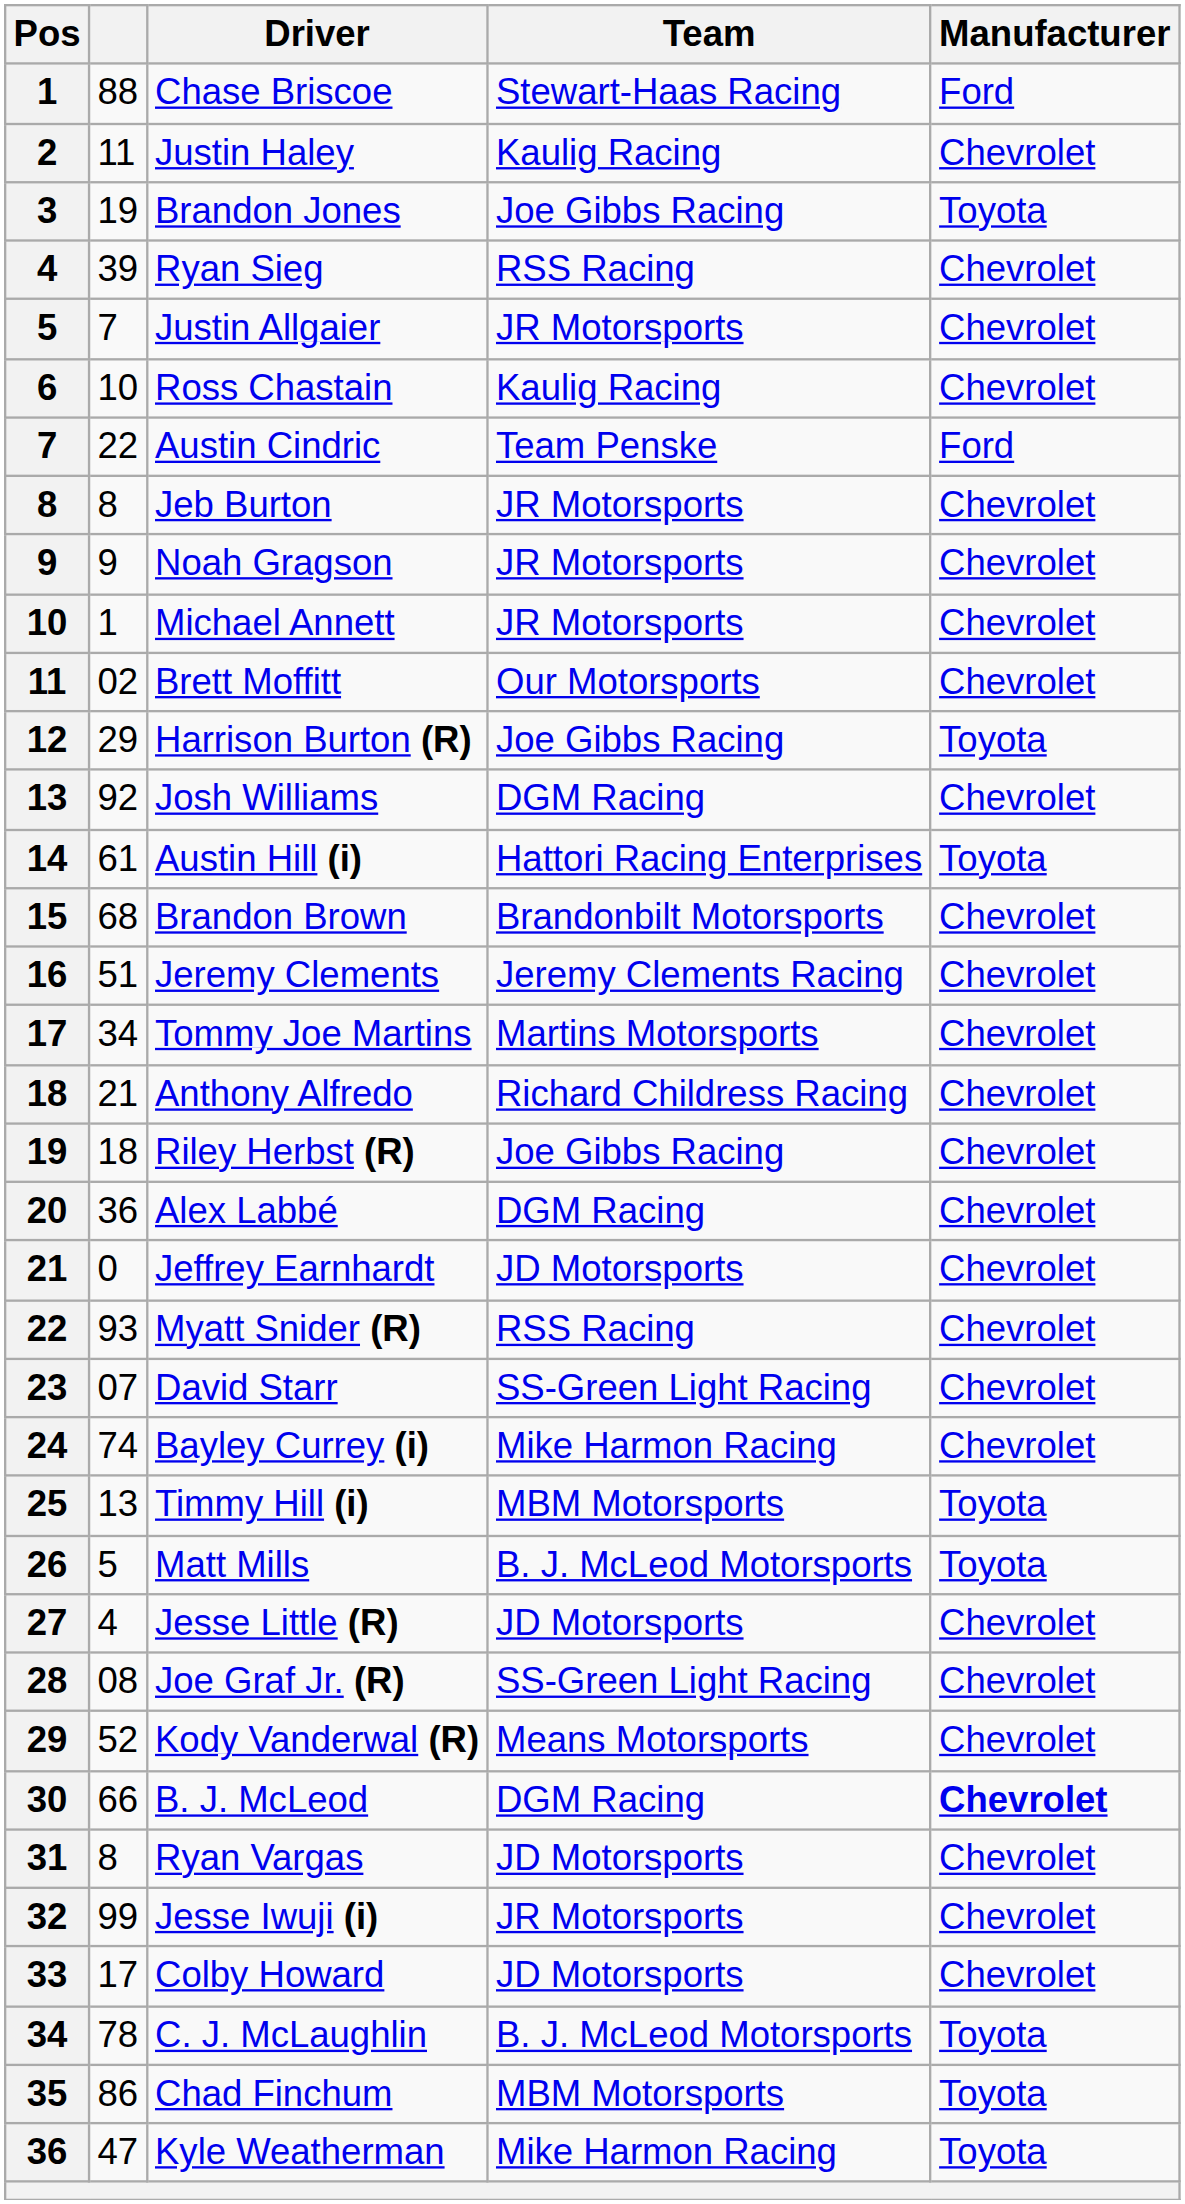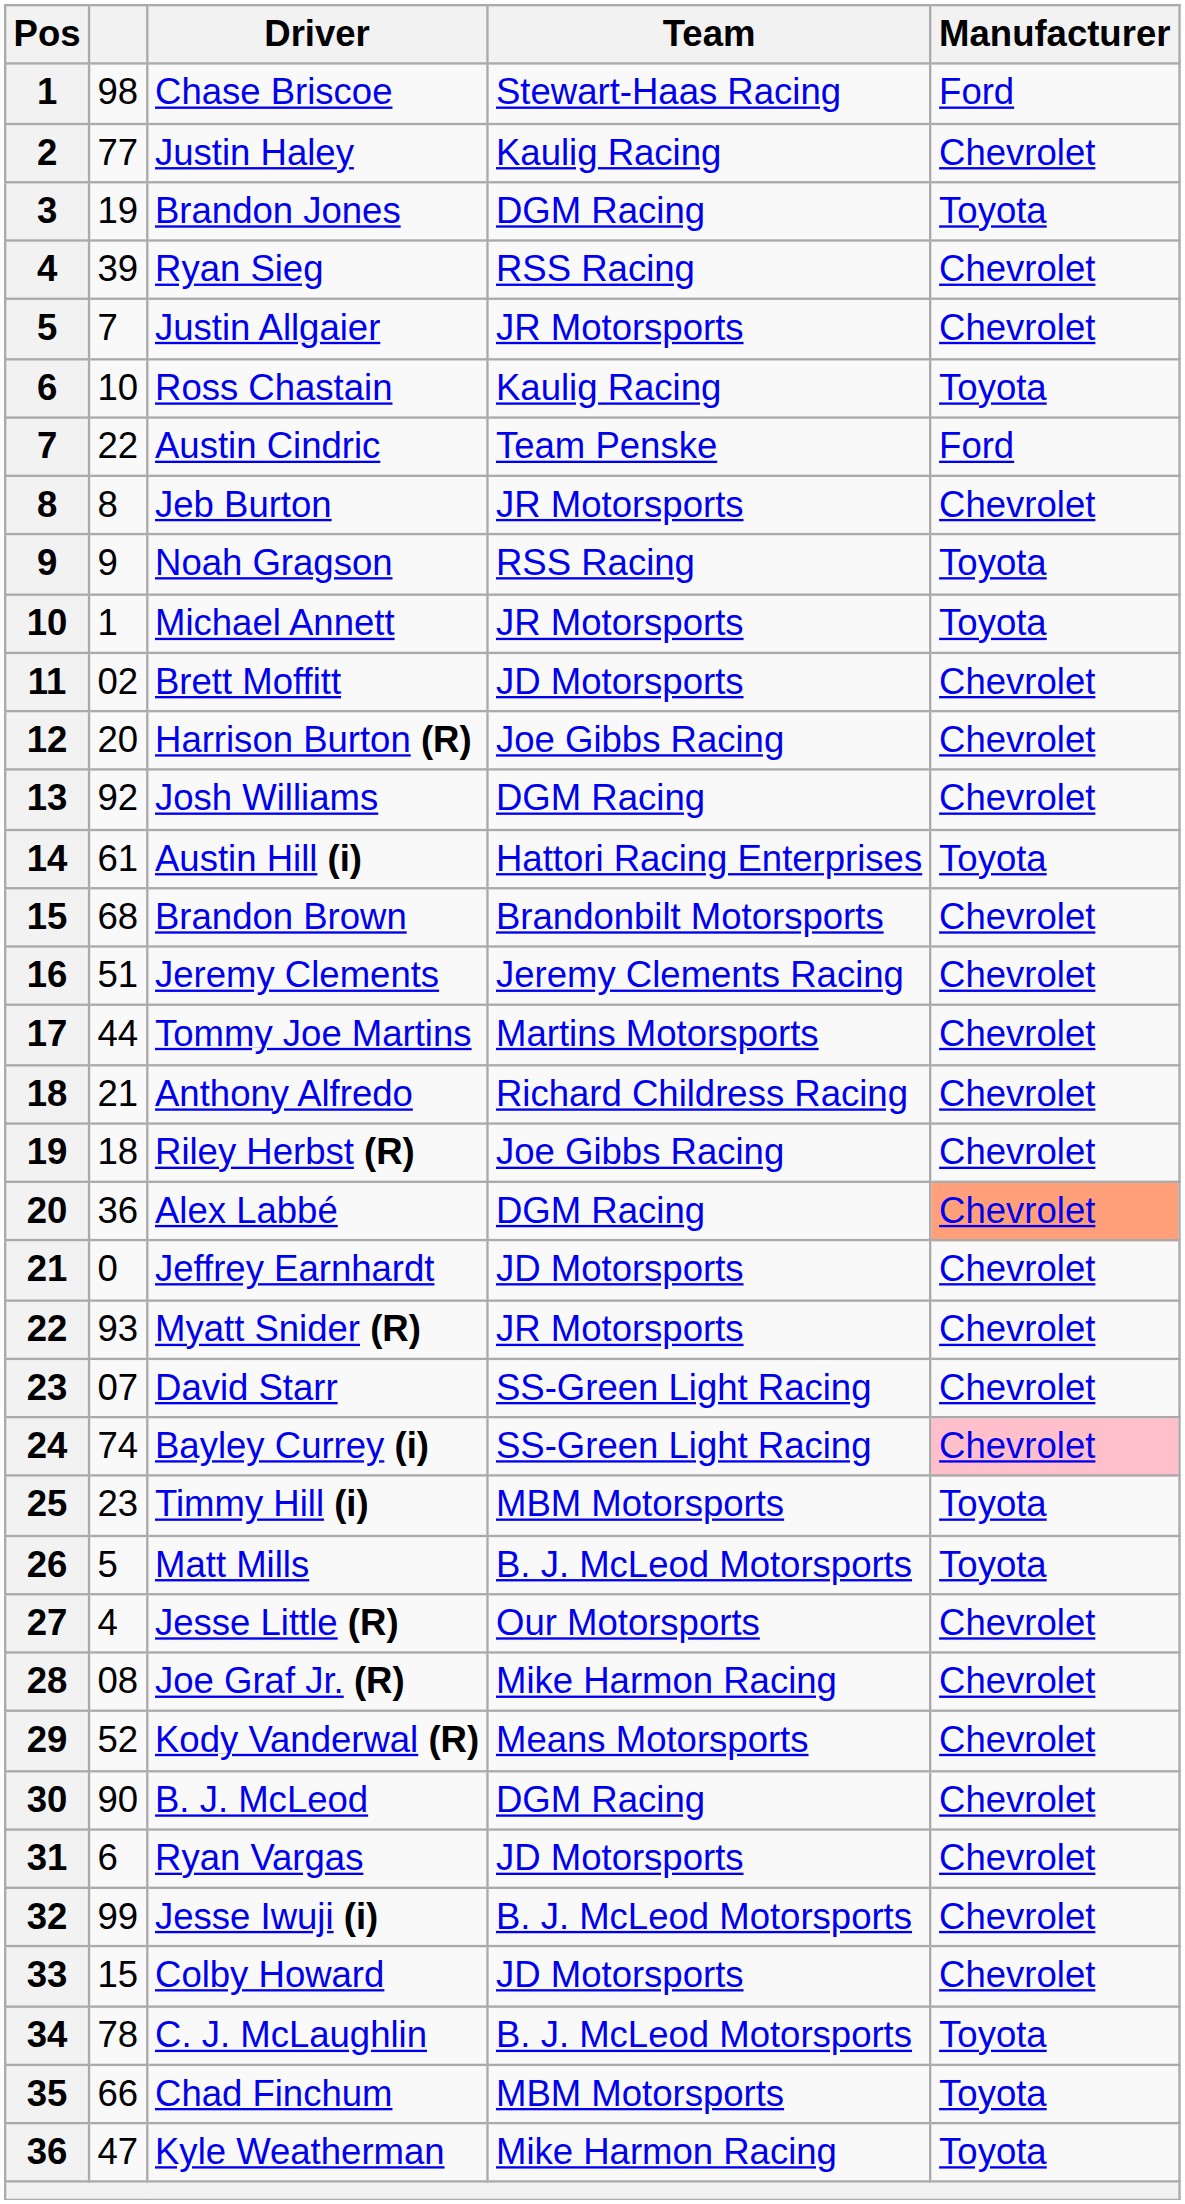(118, 92) 88 -> (118, 92) 98
(116, 151) 11 -> (118, 151) 77
(640, 210) Joe Gibbs Racing -> (600, 210) DGM Racing
(1017, 386) Chevrolet -> (993, 386) Toyota
(620, 563) JR Motorsports -> (595, 563) RSS Racing
(1017, 563) Chevrolet -> (993, 563) Toyota
(1017, 621) Chevrolet -> (993, 621) Toyota
(628, 680) Our Motorsports -> (620, 680) JD Motorsports
(118, 739) 29 -> (118, 739) 20
(993, 739) Toyota -> (1017, 739) Chevrolet
(118, 1033) 34 -> (118, 1033) 44
(1017, 1210) no background -> (1017, 1210) lightsalmon background
(595, 1327) RSS Racing -> (620, 1327) JR Motorsports
(666, 1445) Mike Harmon Racing -> (684, 1445) SS-Green Light Racing
(1017, 1445) no background -> (1017, 1445) pink background
(118, 1504) 13 -> (118, 1504) 23
(620, 1622) JD Motorsports -> (628, 1622) Our Motorsports
(684, 1680) SS-Green Light Racing -> (666, 1680) Mike Harmon Racing
(118, 1798) 66 -> (118, 1798) 90
(1023, 1798) bold -> (1017, 1798) normal
(108, 1857) 8 -> (108, 1857) 6
(620, 1916) JR Motorsports -> (704, 1916) B. J. McLeod Motorsports
(118, 1975) 17 -> (118, 1975) 15
(118, 2092) 86 -> (118, 2092) 66
